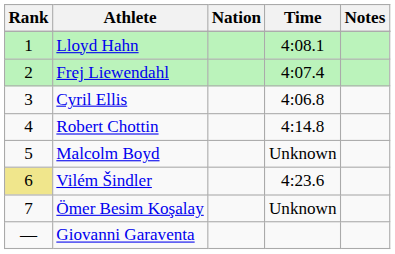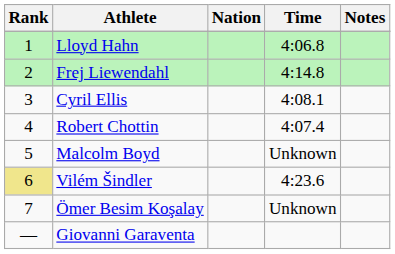(303, 45) 4:08.1 -> (303, 45) 4:06.8
(303, 72) 4:07.4 -> (303, 72) 4:14.8
(303, 99) 4:06.8 -> (303, 99) 4:08.1
(303, 126) 4:14.8 -> (303, 126) 4:07.4
